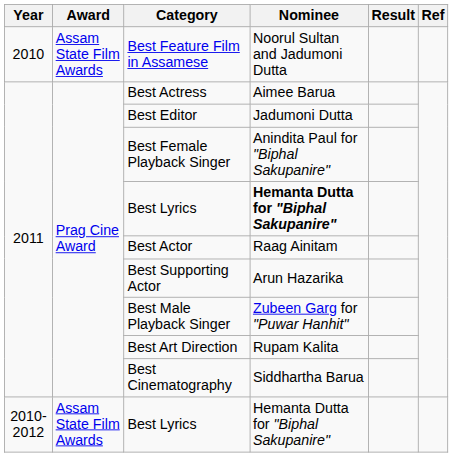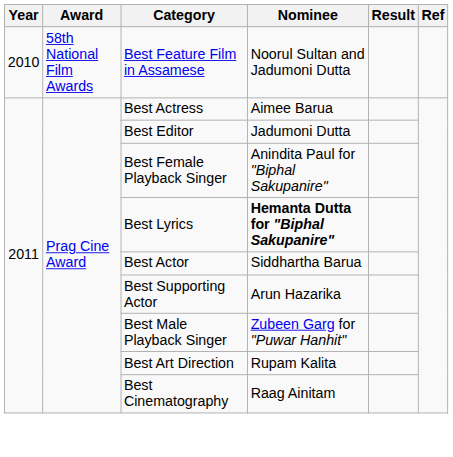(88, 54) Assam State Film Awards -> (72, 62) 58th National Film Awards
(295, 247) Raag Ainitam -> (306, 263) Siddhartha Barua
(308, 377) Siddhartha Barua -> (293, 393) Raag Ainitam
- row: (28, 424)
